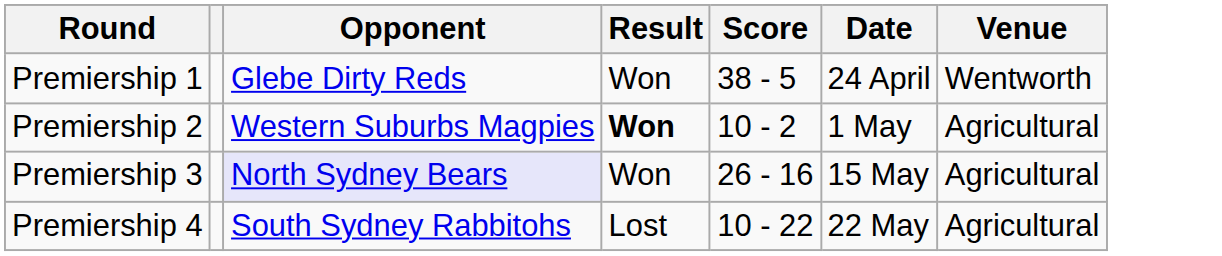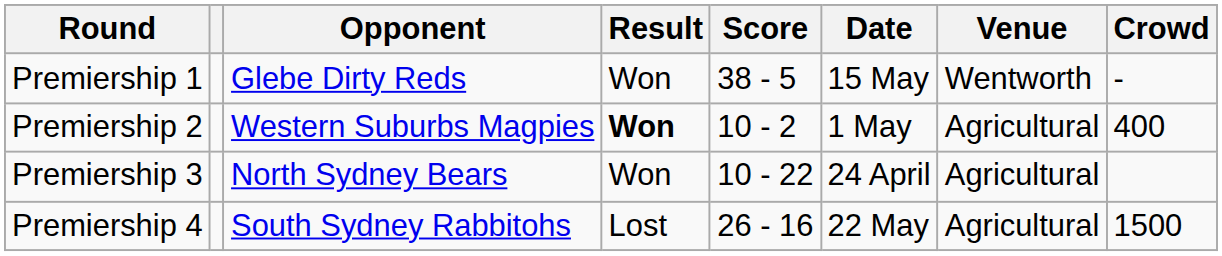+ column: (1162, 28)
(879, 77) 24 April -> (878, 77) 15 May
(369, 175) lavender background -> (369, 175) no background
(765, 175) 26 - 16 -> (765, 175) 10 - 22
(878, 175) 15 May -> (879, 175) 24 April
(765, 224) 10 - 22 -> (765, 224) 26 - 16
